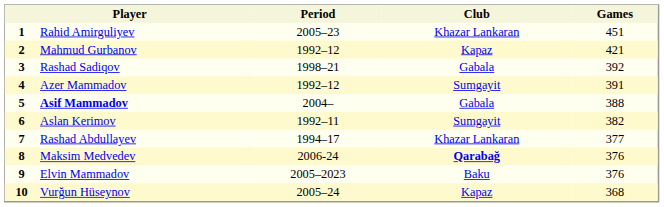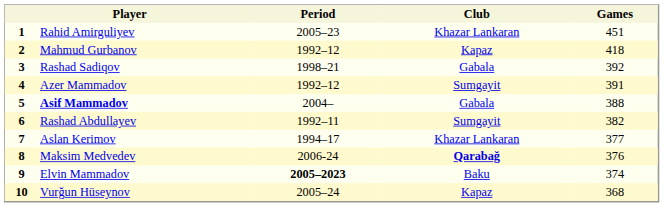(615, 49) 421 -> (615, 49) 418
(78, 121) Aslan Kerimov -> (88, 121) Rashad Abdullayev
(88, 138) Rashad Abdullayev -> (78, 138) Aslan Kerimov
(318, 174) normal -> (318, 174) bold
(615, 174) 376 -> (615, 174) 374
